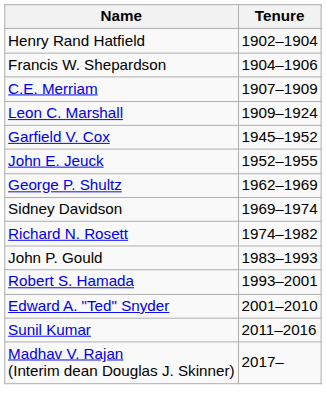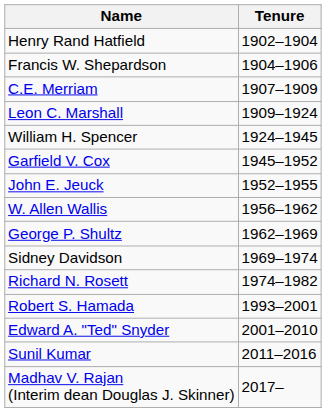+ row: (73, 137)
+ row: (58, 209)
- row: (55, 257)
